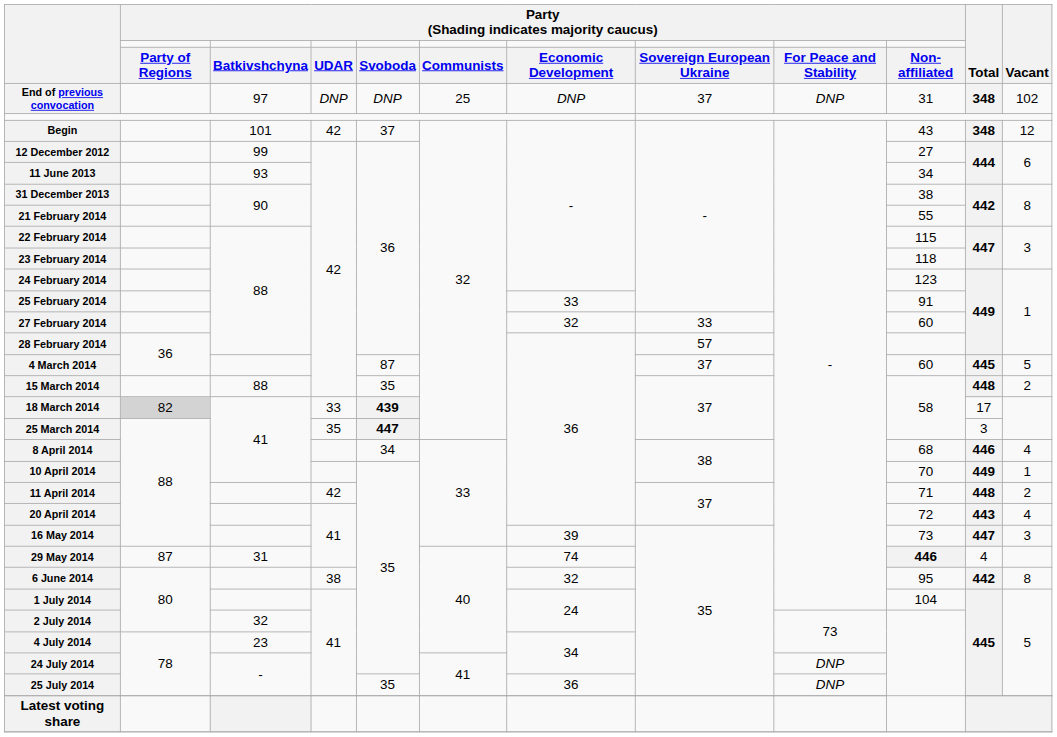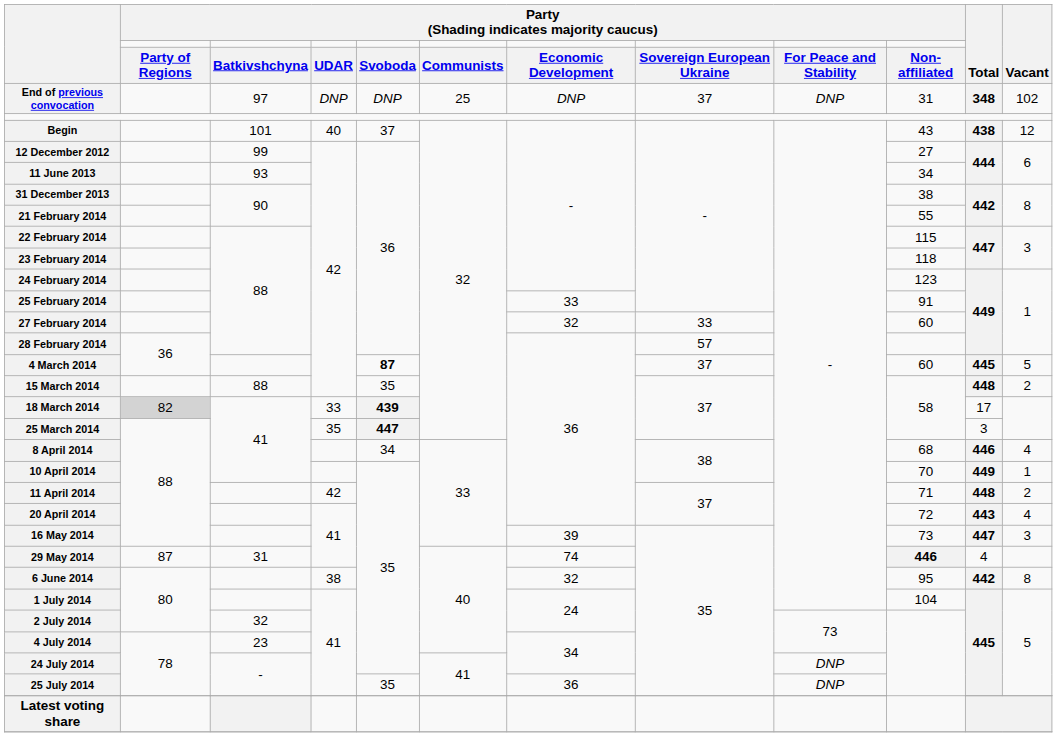(334, 130) 42 -> (334, 130) 40
(984, 130) 348 -> (984, 130) 438
(388, 365) normal -> (388, 365) bold
